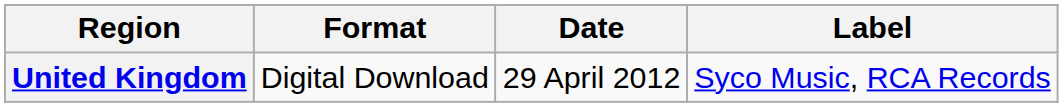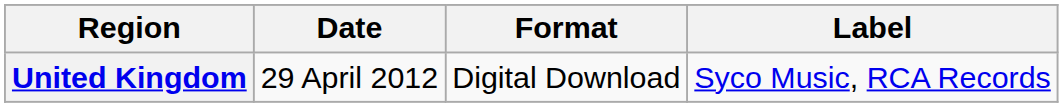columns swapped: (592, 28) <-> (375, 28)
